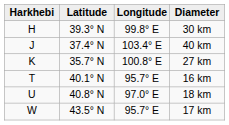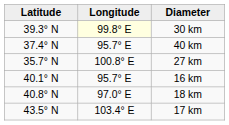- column: (32, 12)
(142, 29) no background -> (114, 29) lightyellow background
(142, 45) 103.4° E -> (114, 45) 95.7° E
(142, 111) 95.7° E -> (114, 111) 103.4° E
